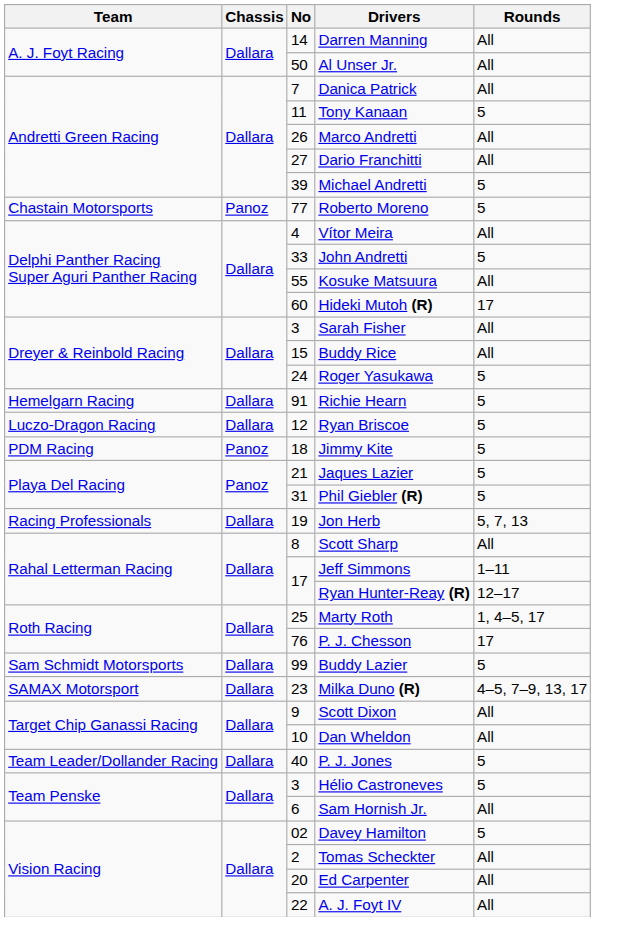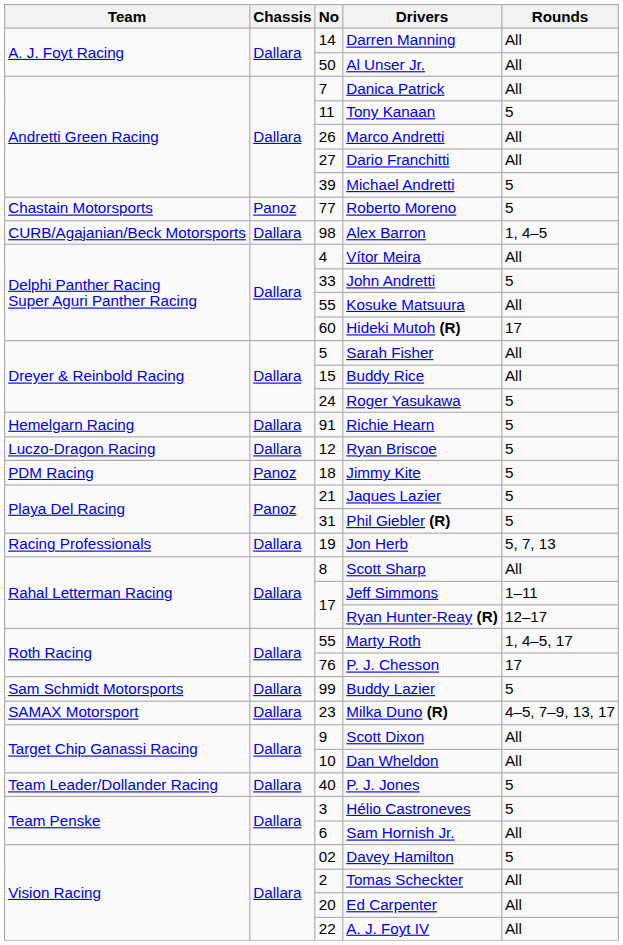+ row: (386, 232)
(295, 328) 3 -> (323, 352) 5
(299, 616) 25 -> (327, 640) 55
